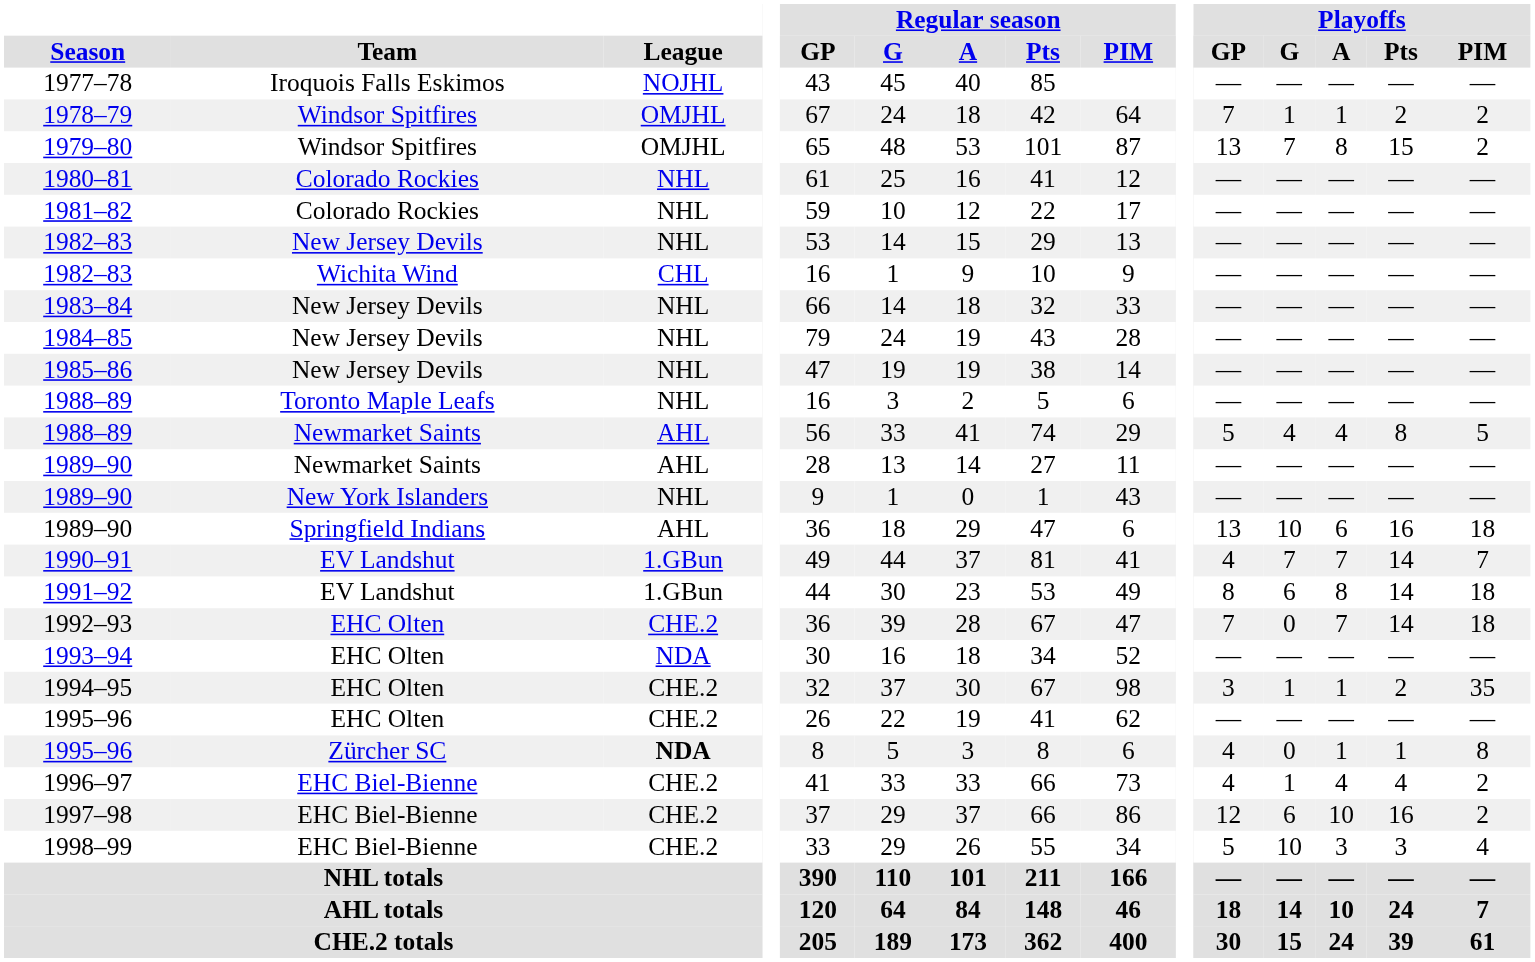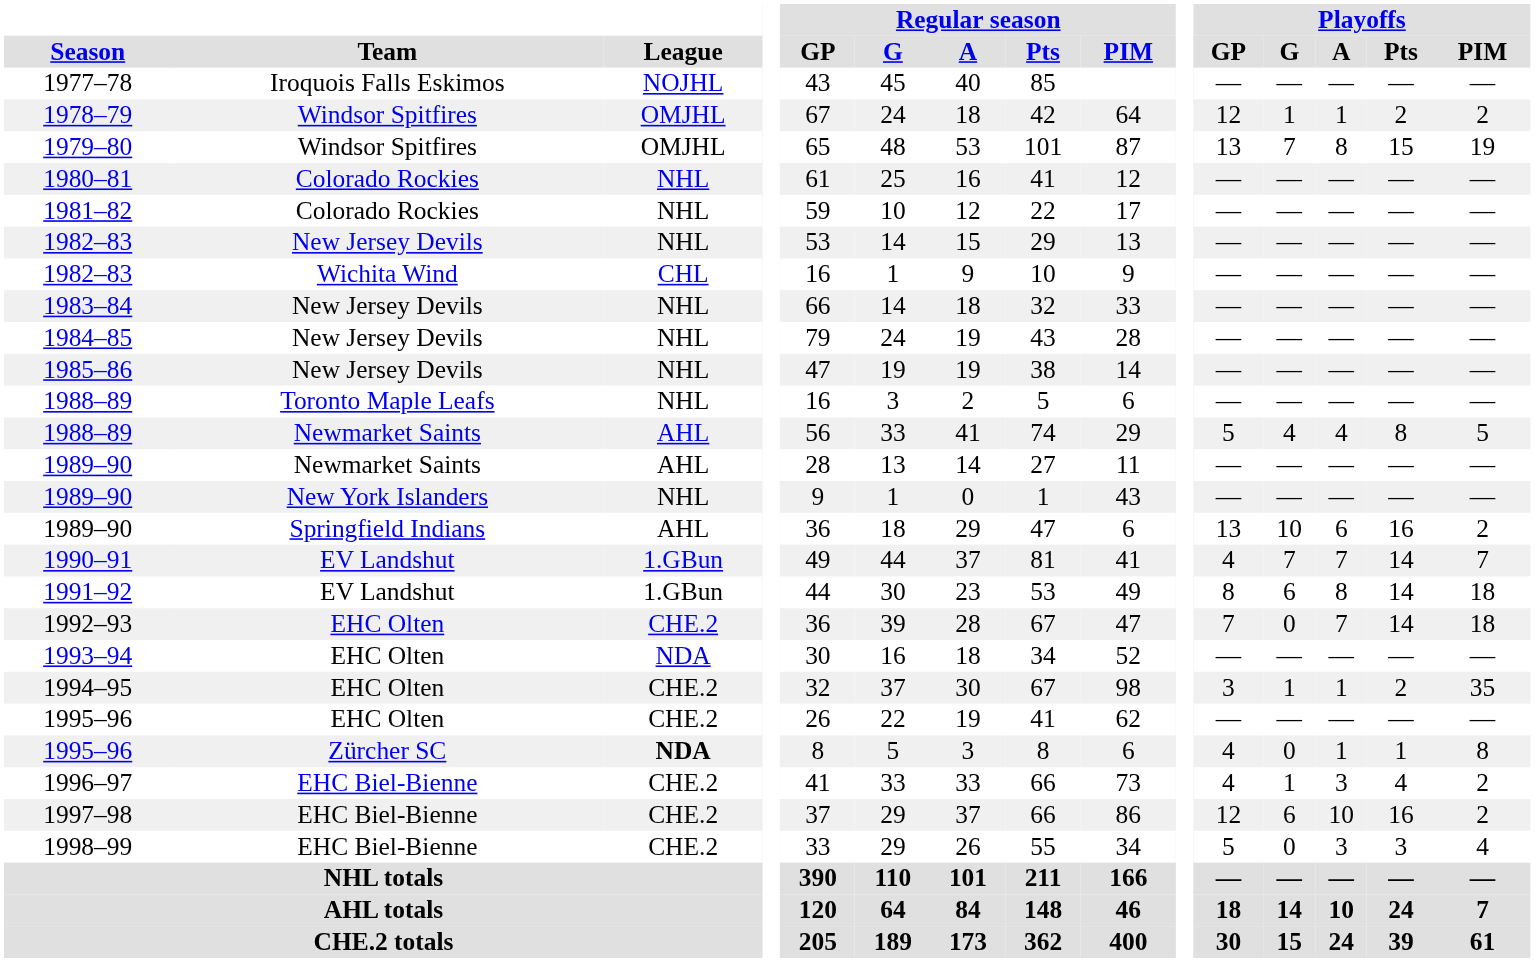(1228, 115) 7 -> (1228, 115) 12
(1483, 146) 2 -> (1483, 146) 19
(1483, 528) 18 -> (1483, 528) 2
(1341, 782) 4 -> (1341, 782) 3
(1289, 846) 10 -> (1289, 846) 0
